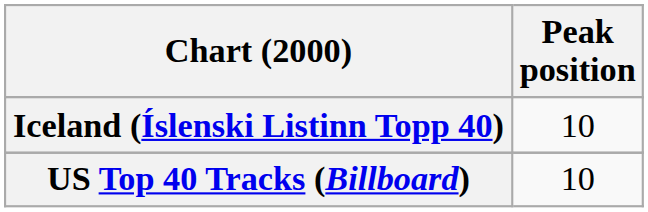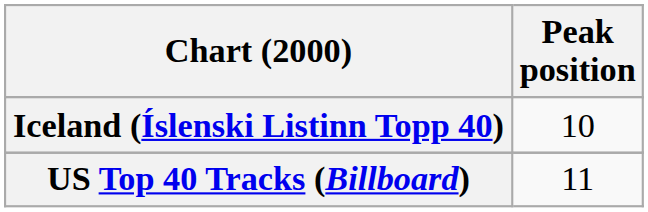(578, 178) 10 -> (578, 178) 11
